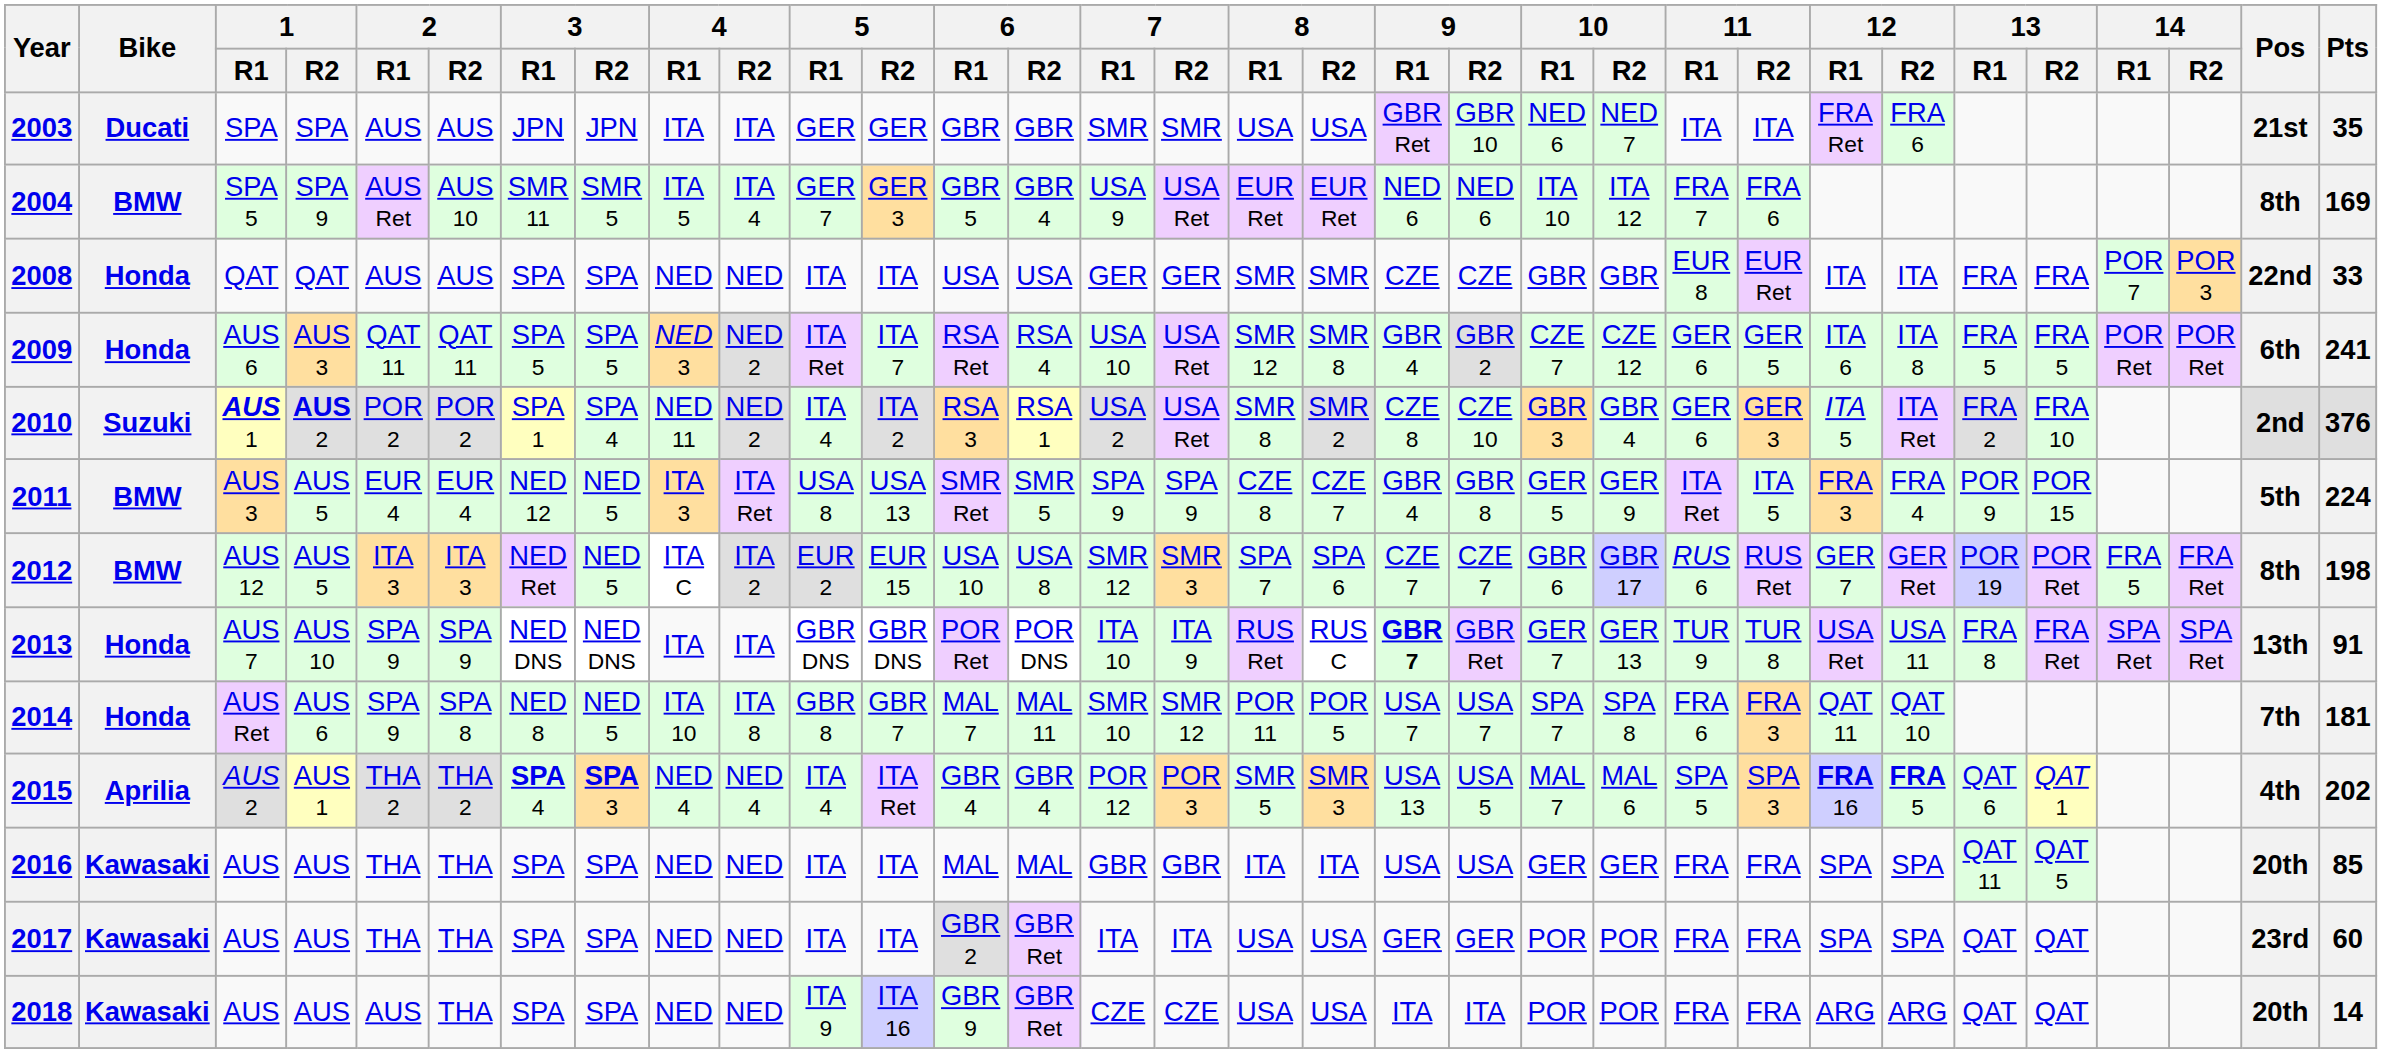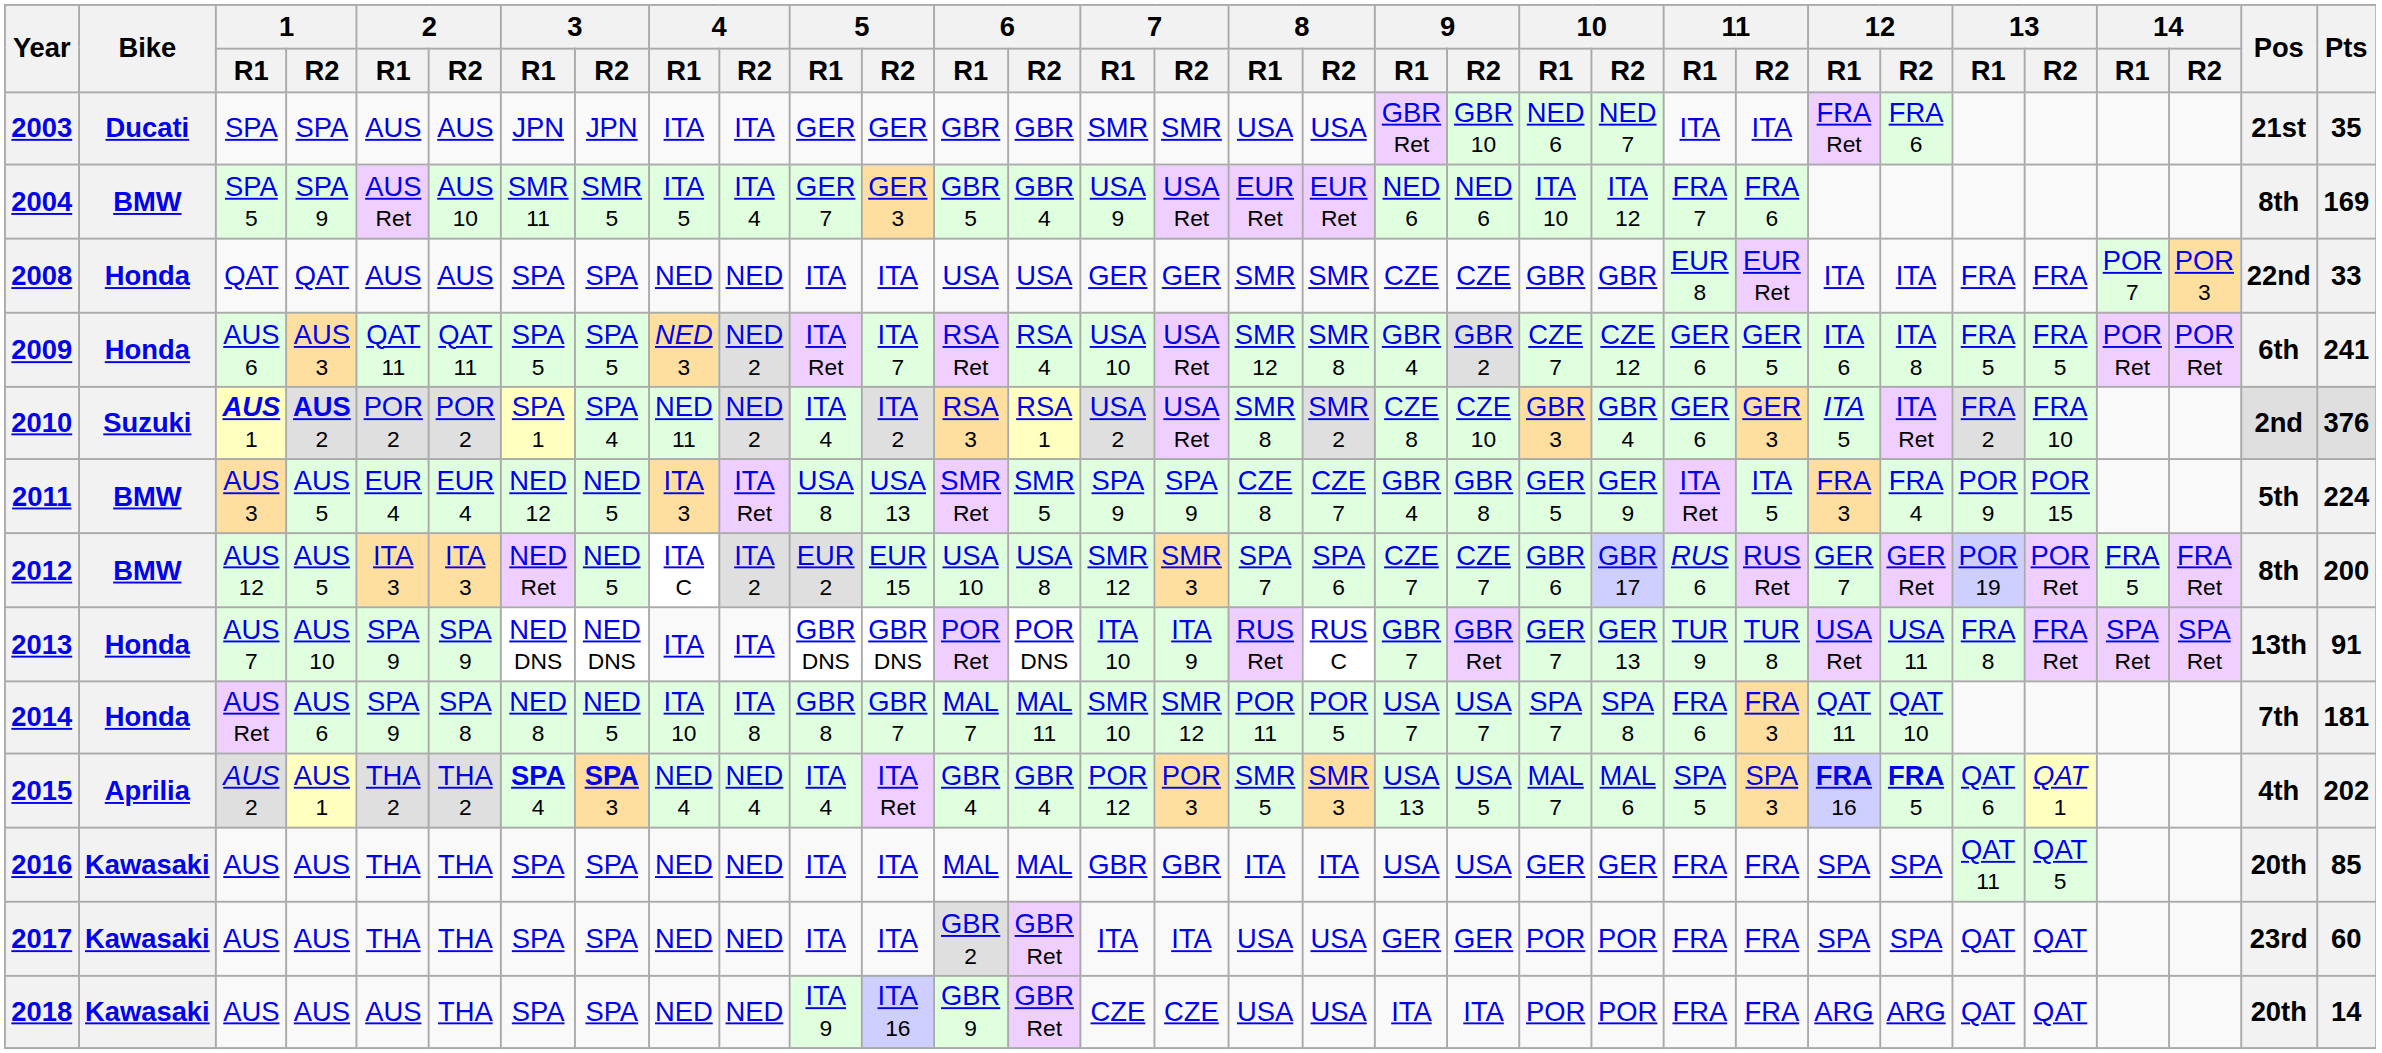(2348, 570) 198 -> (2346, 570) 200
(1412, 644) bold -> (1411, 644) normal
